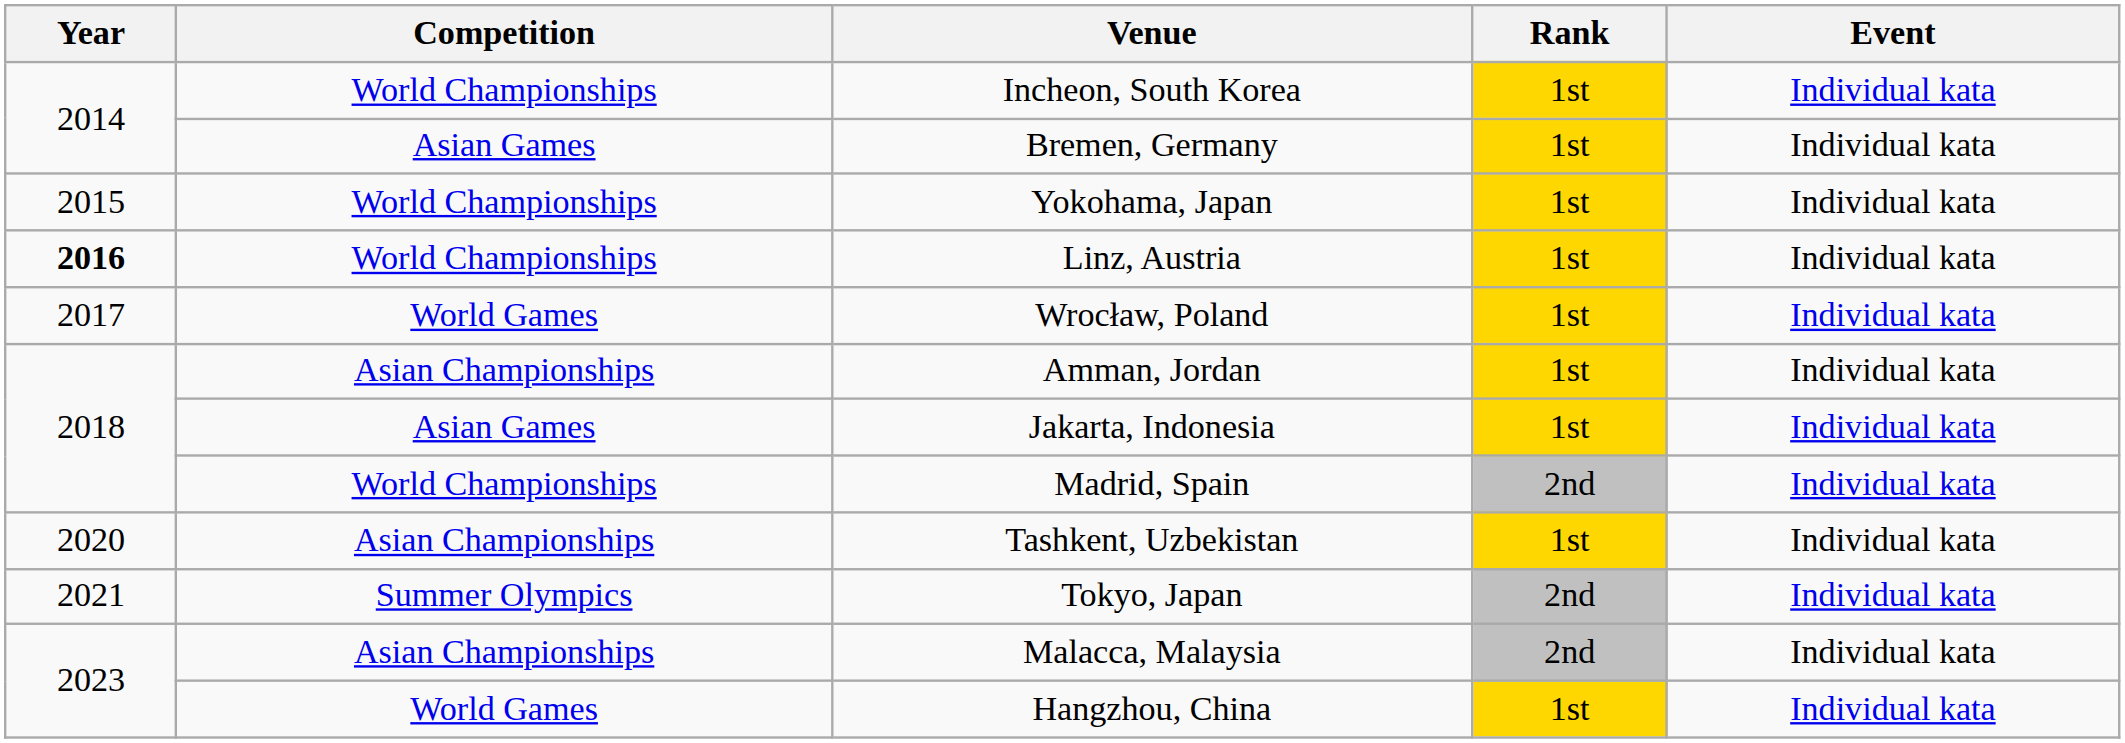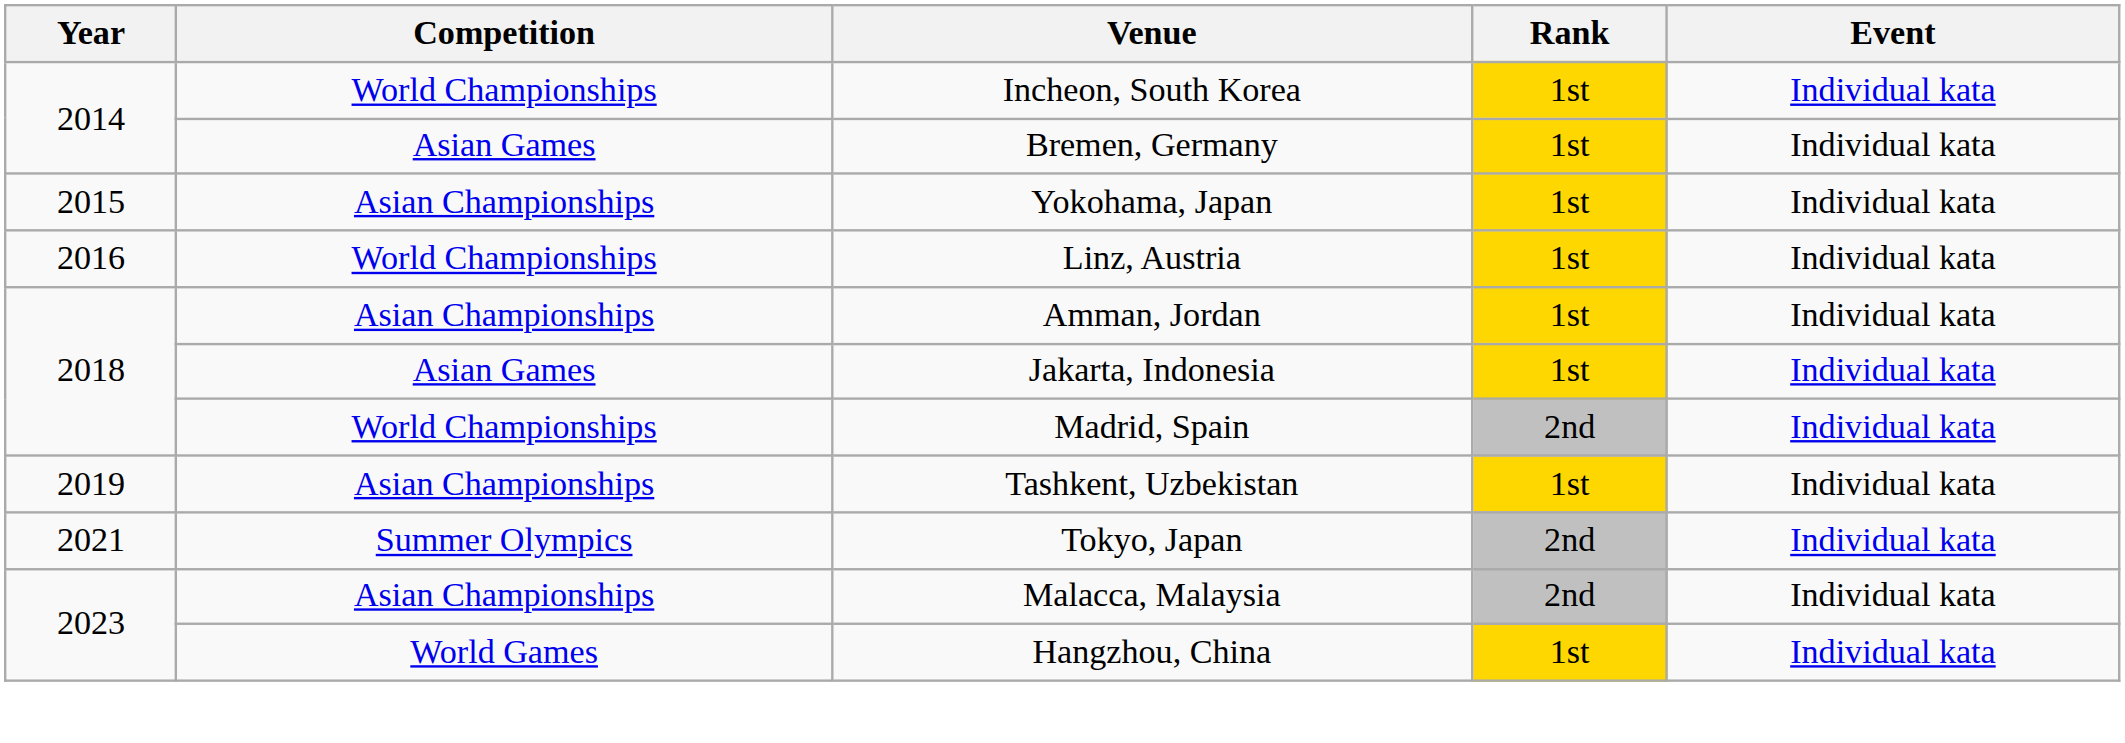(504, 201) World Championships -> (504, 201) Asian Championships
(91, 258) bold -> (91, 258) normal
- row: (1152, 314)
(91, 539) 2020 -> (91, 483) 2019
